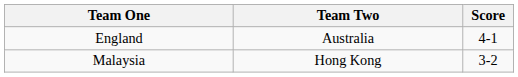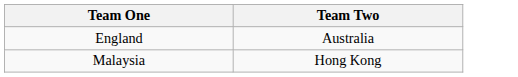- column: (488, 15)
